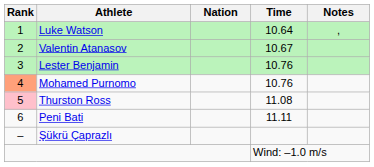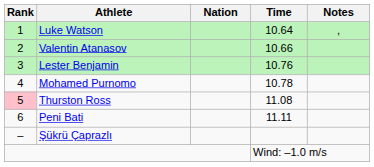(279, 48) 10.67 -> (279, 48) 10.66
(20, 83) lightsalmon background -> (20, 83) no background
(279, 83) 10.76 -> (279, 83) 10.78
